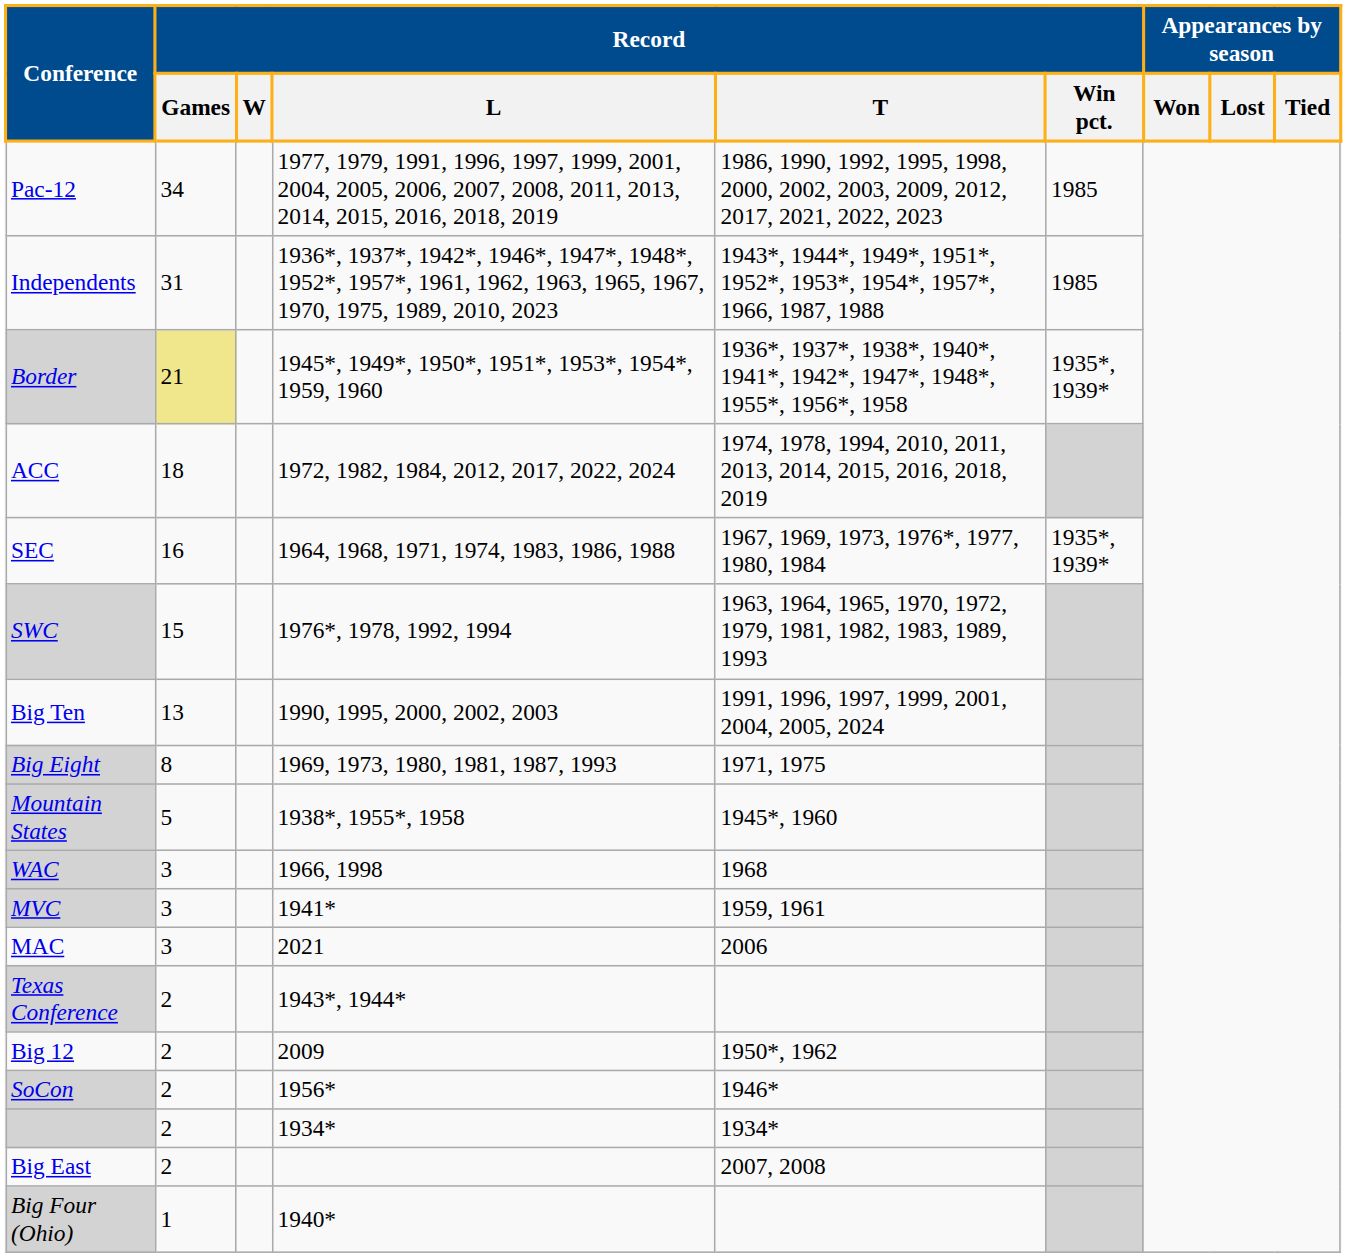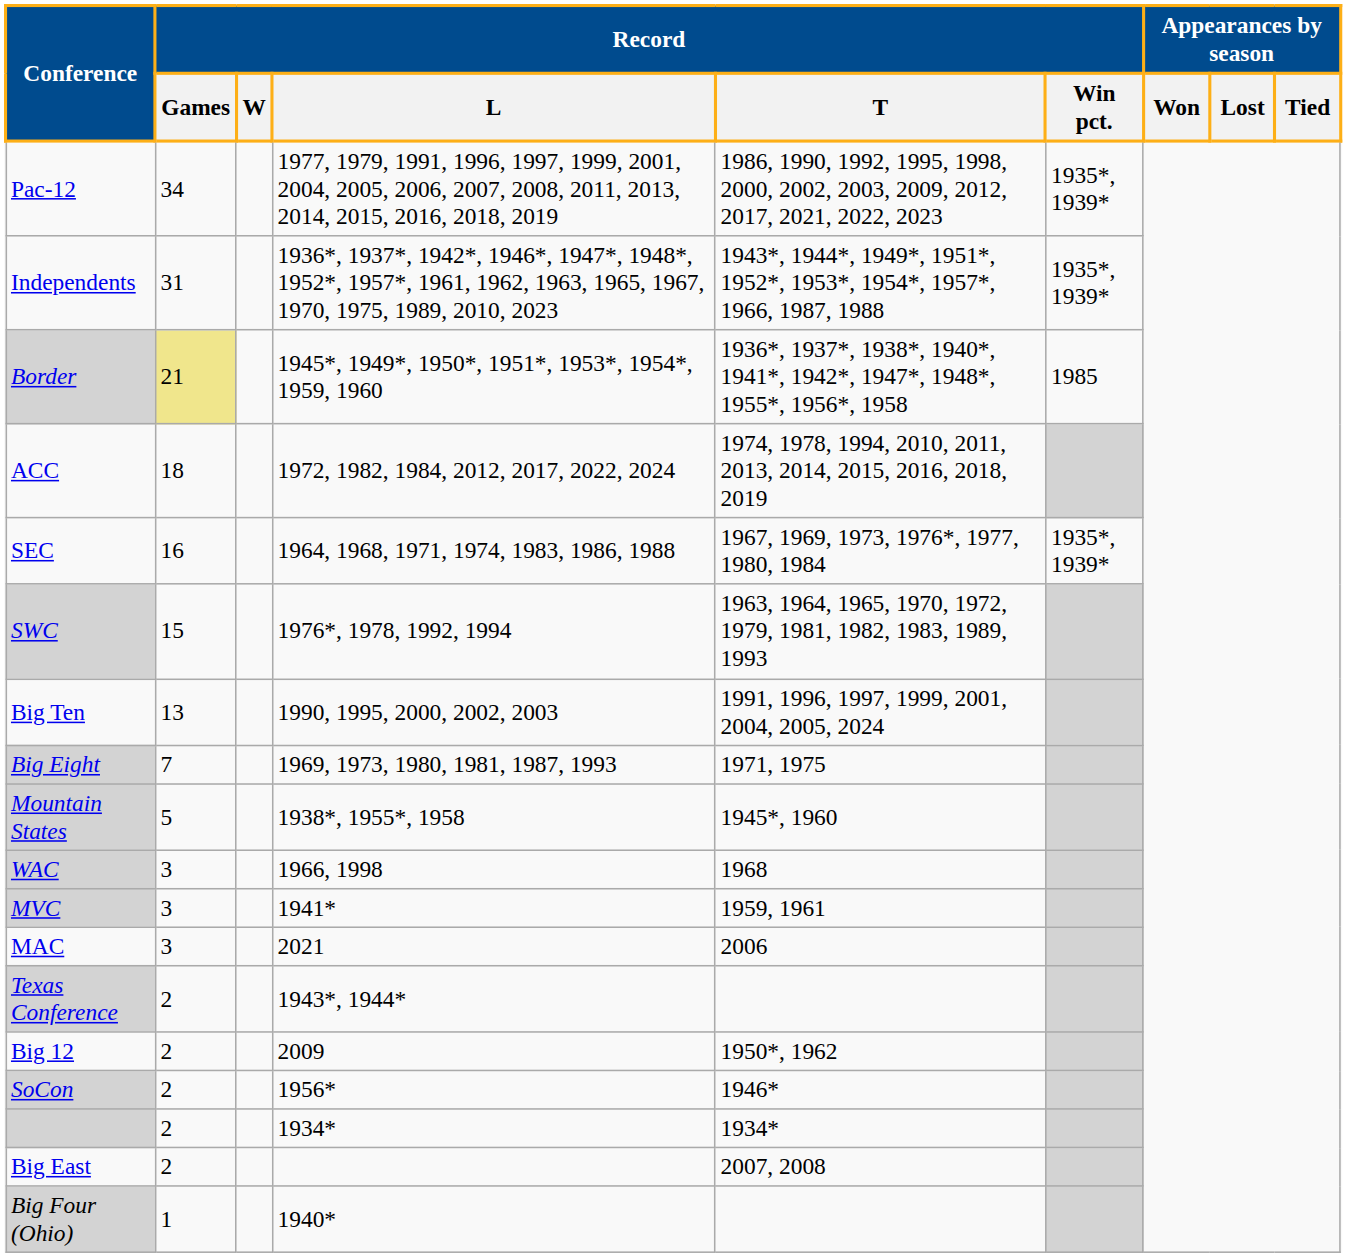(1074, 188) 1985 -> (1083, 188) 1935*, 1939*
(1074, 282) 1985 -> (1083, 282) 1935*, 1939*
(1083, 377) 1935*, 1939* -> (1074, 377) 1985
(166, 764) 8 -> (166, 764) 7
